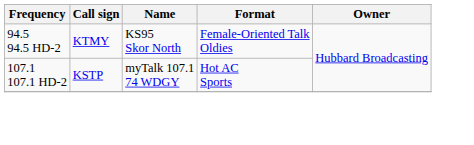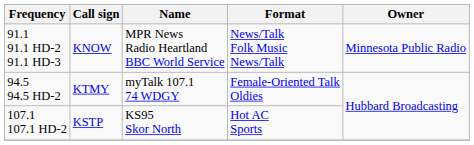+ row: (34, 48)
(153, 41) KS95 Skor North -> (160, 89) myTalk 107.1 74 WDGY
(160, 75) myTalk 107.1 74 WDGY -> (153, 122) KS95 Skor North
